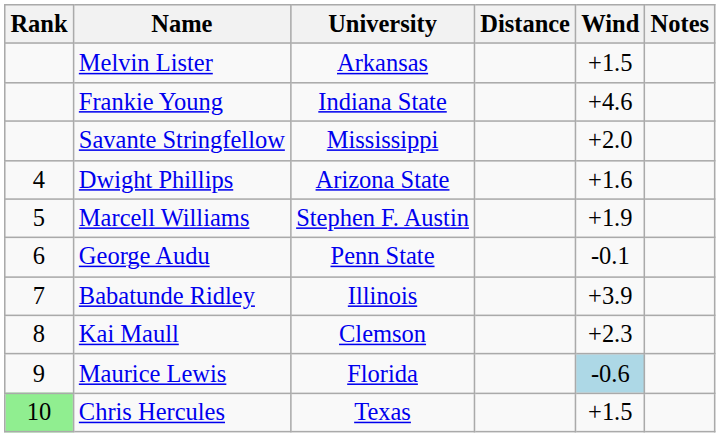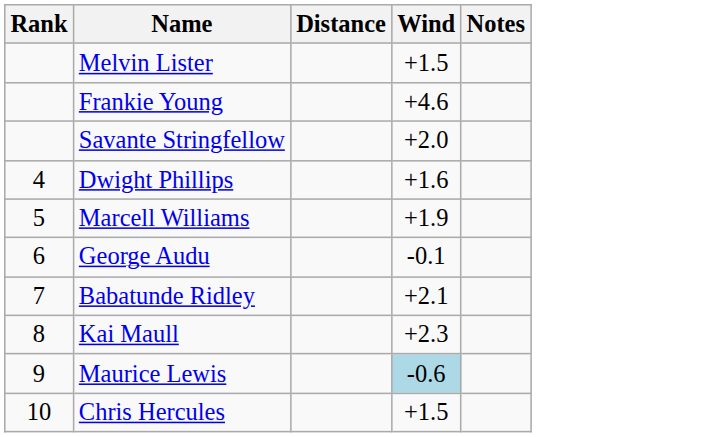- column: (383, 23)
(610, 295) +3.9 -> (426, 295) +2.1
(39, 412) lightgreen background -> (39, 412) no background
